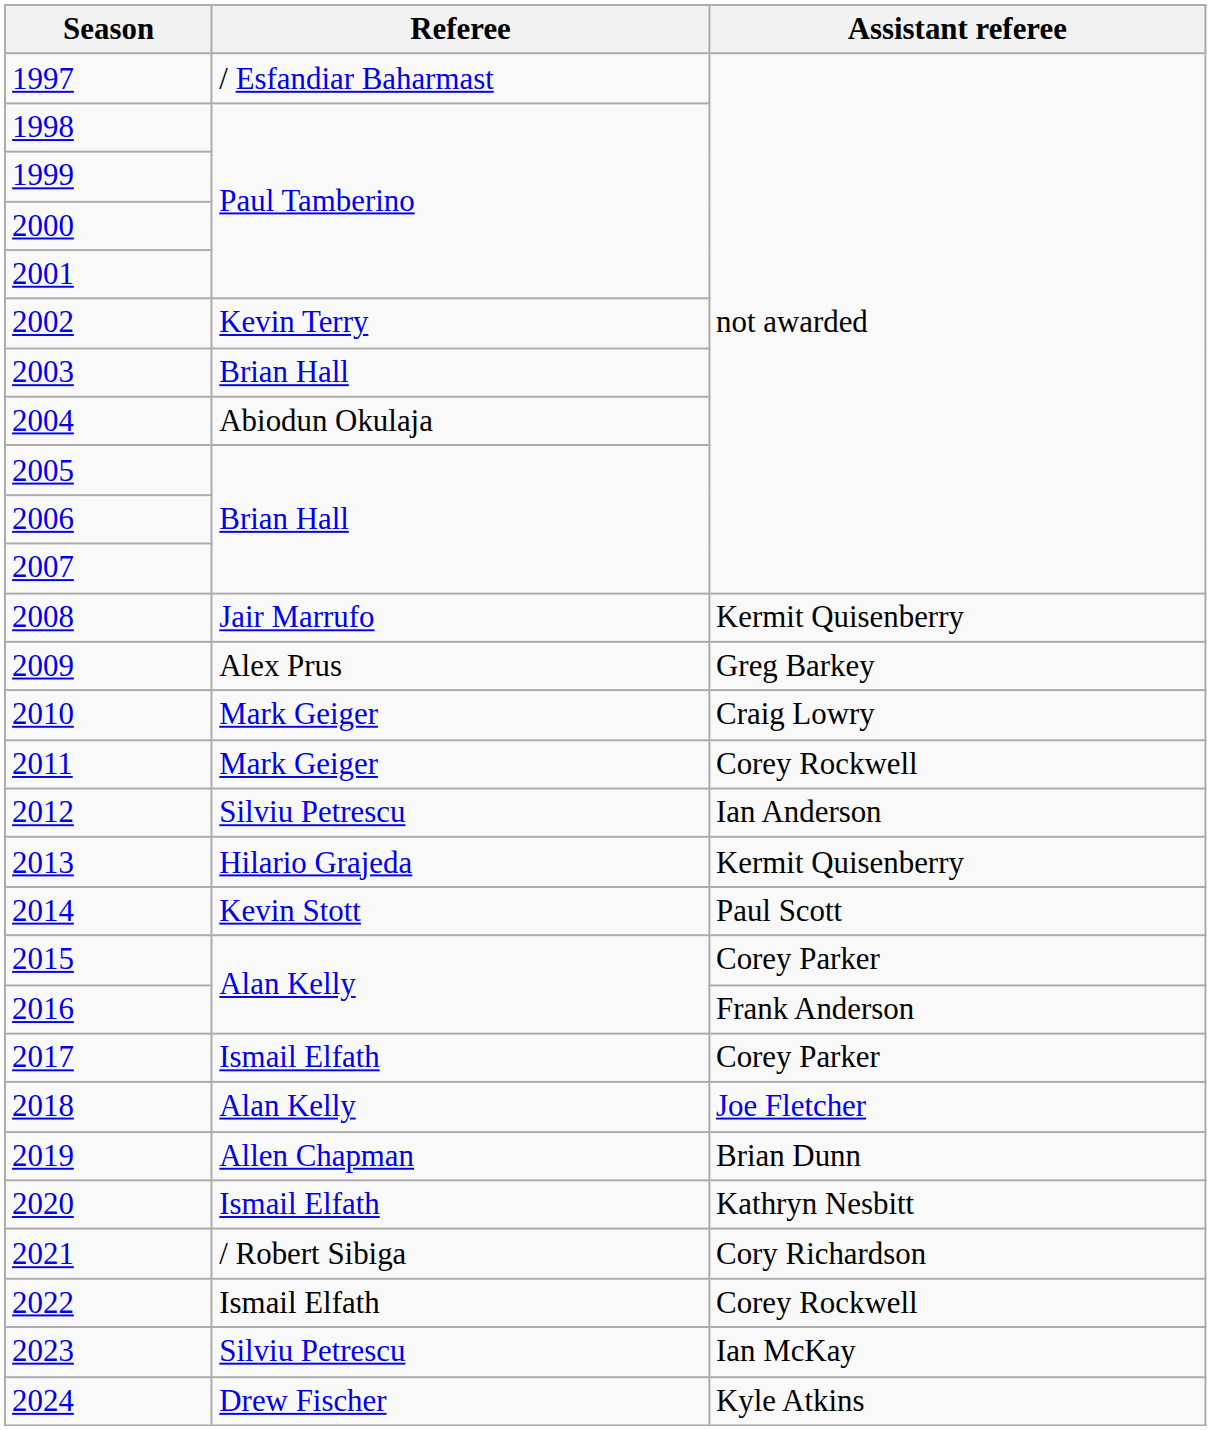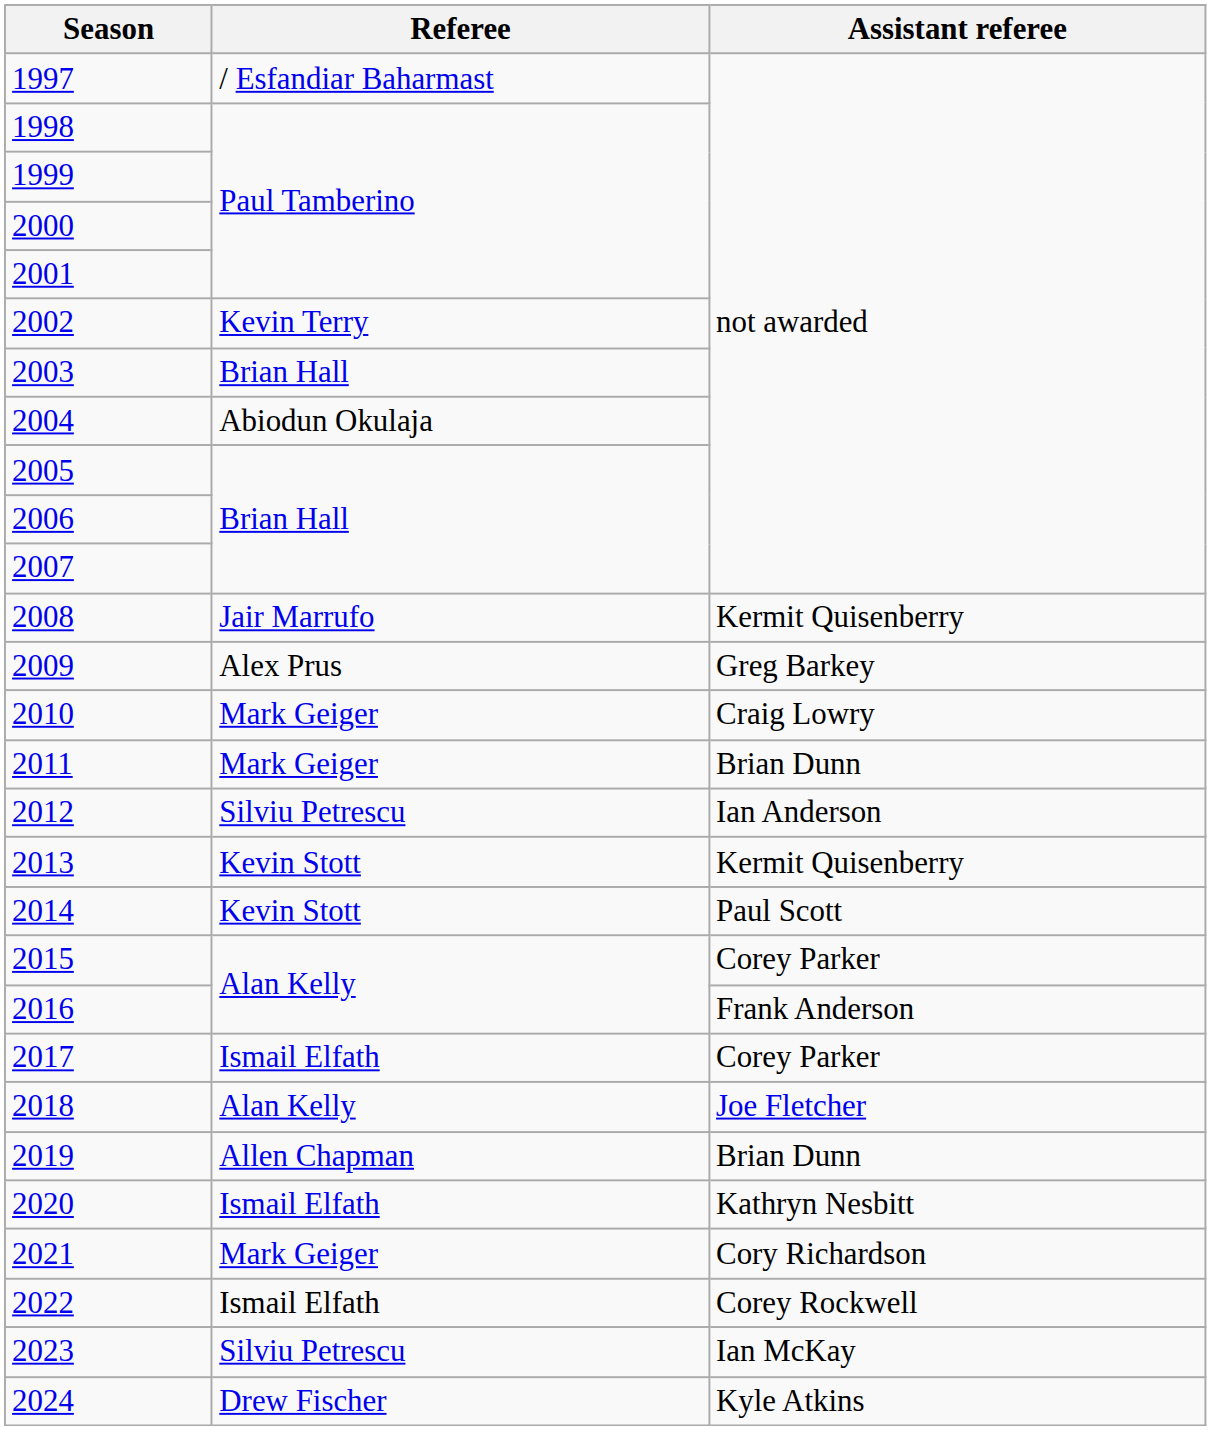(817, 763) Corey Rockwell -> (789, 763) Brian Dunn
(316, 861) Hilario Grajeda -> (290, 861) Kevin Stott
(313, 1253) / Robert Sibiga -> (299, 1253) Mark Geiger
